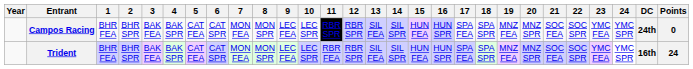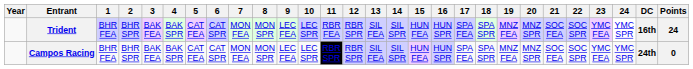rows swapped: (62, 53) <-> (62, 29)
